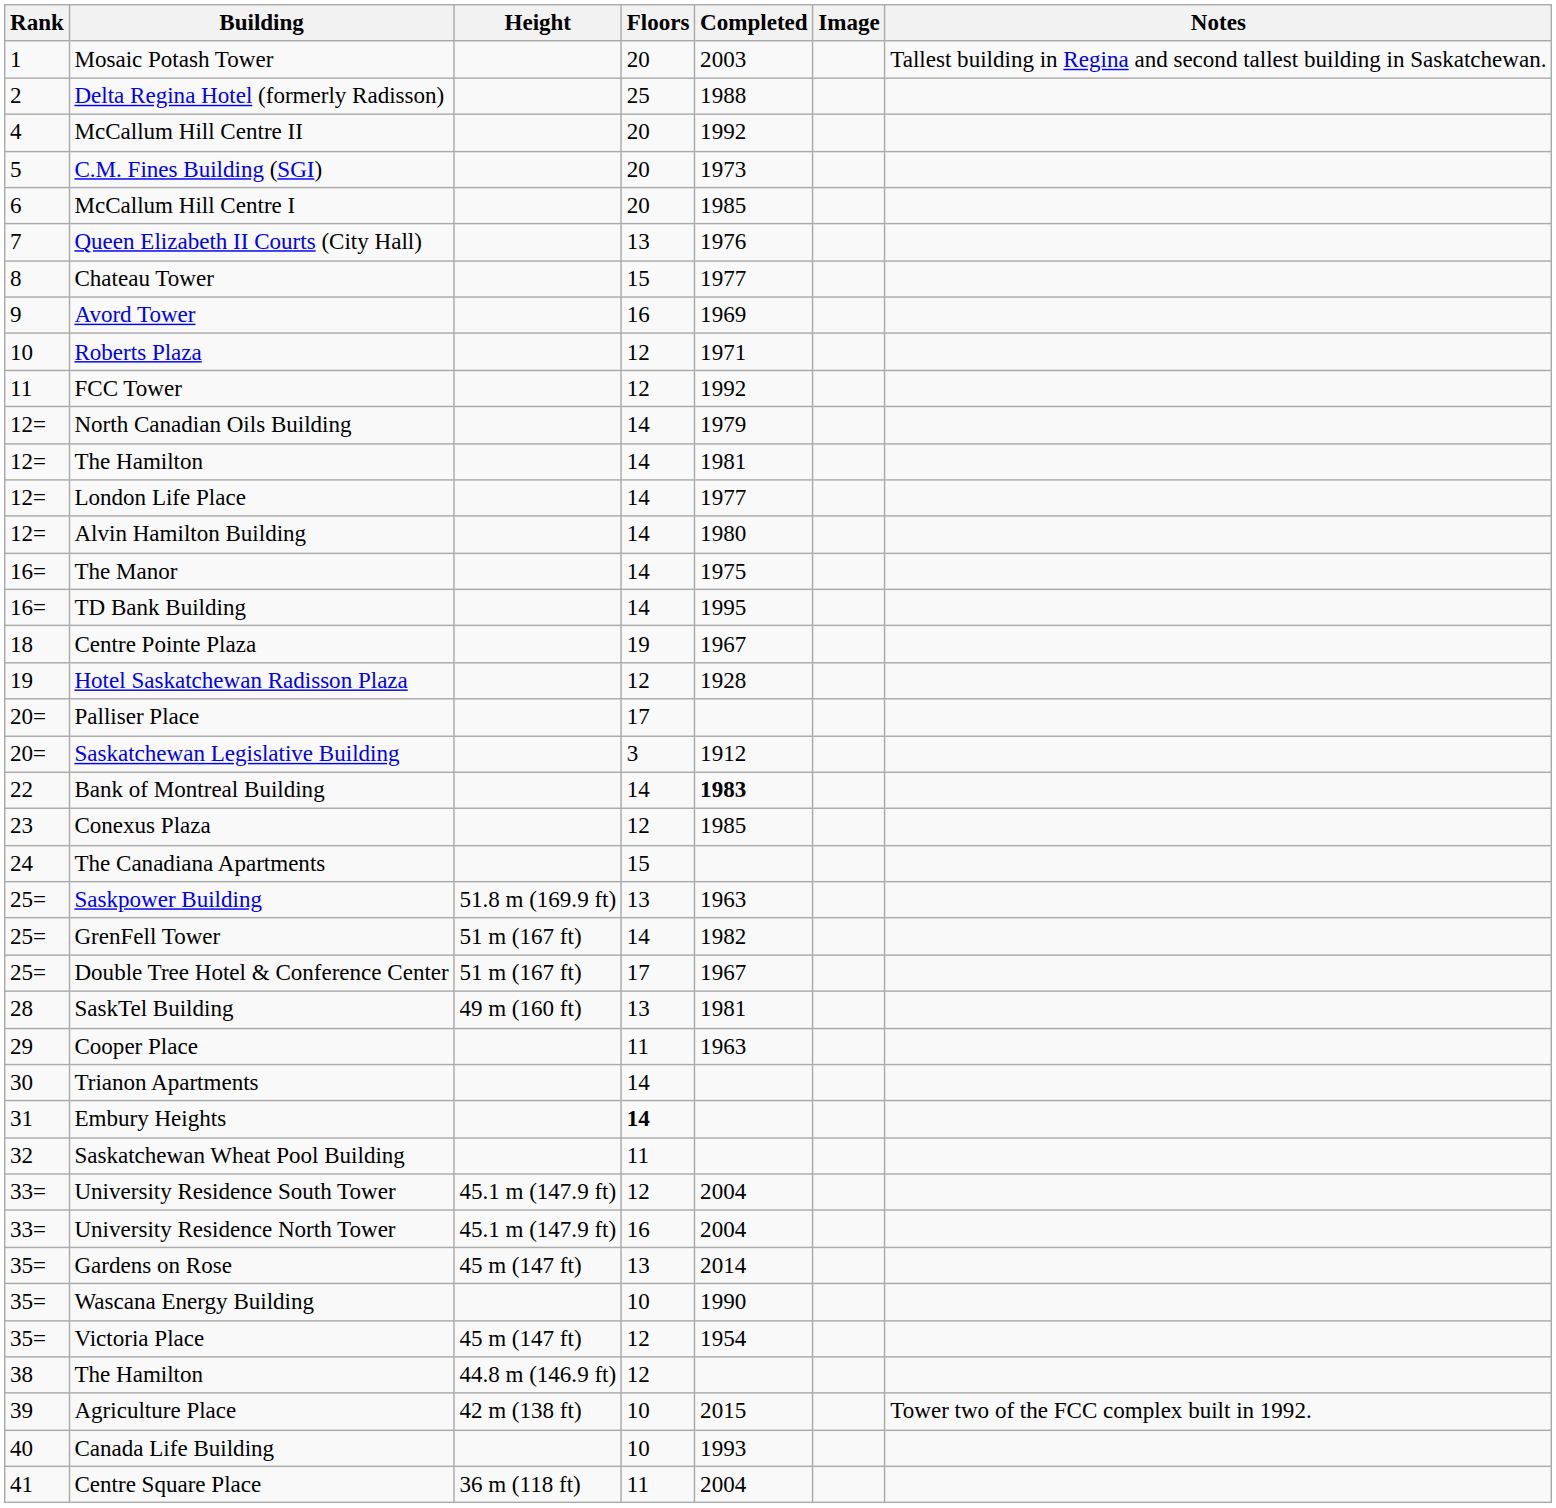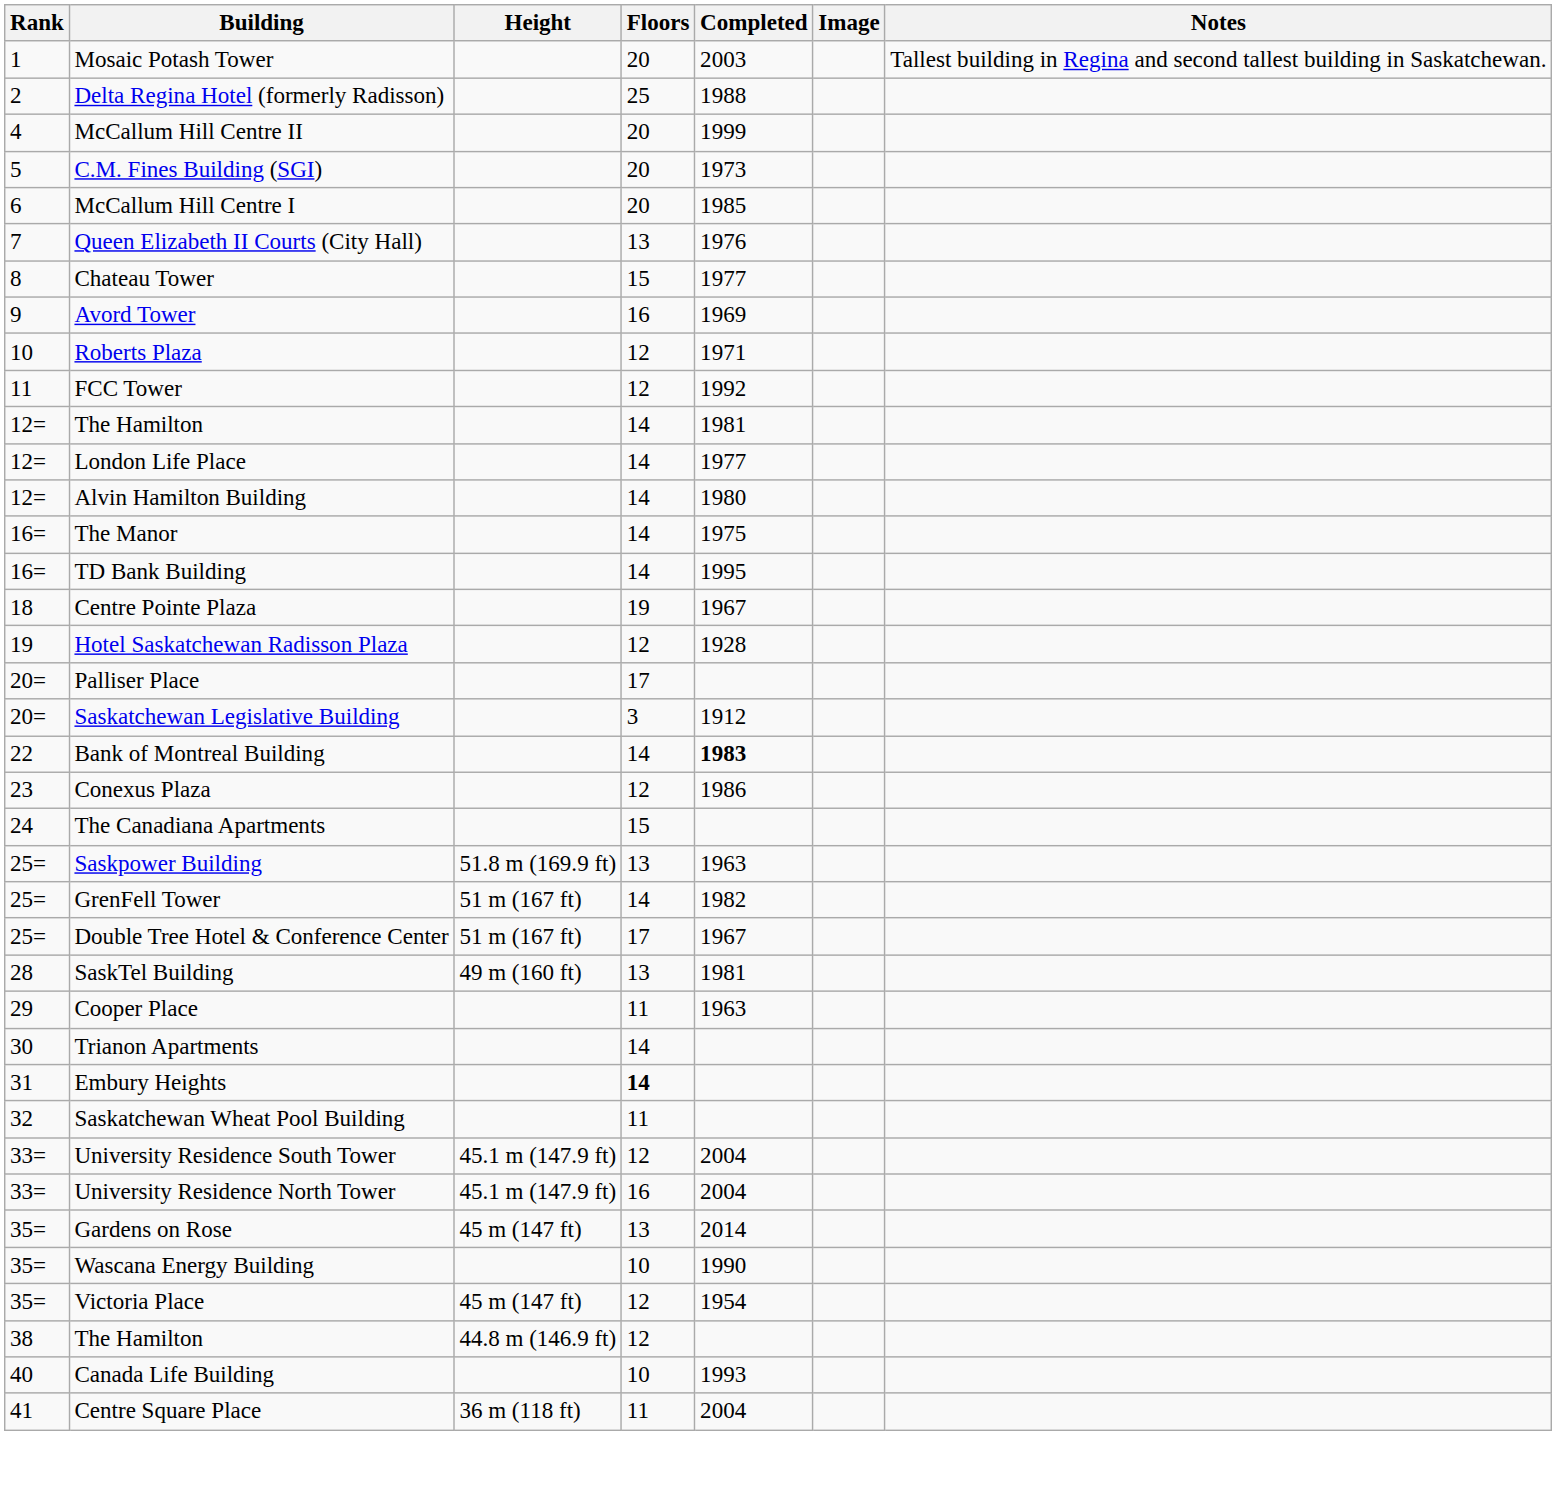(723, 132) 1992 -> (723, 132) 1999
- row: (28, 424)
(723, 826) 1985 -> (723, 790) 1986
- row: (22, 1411)
